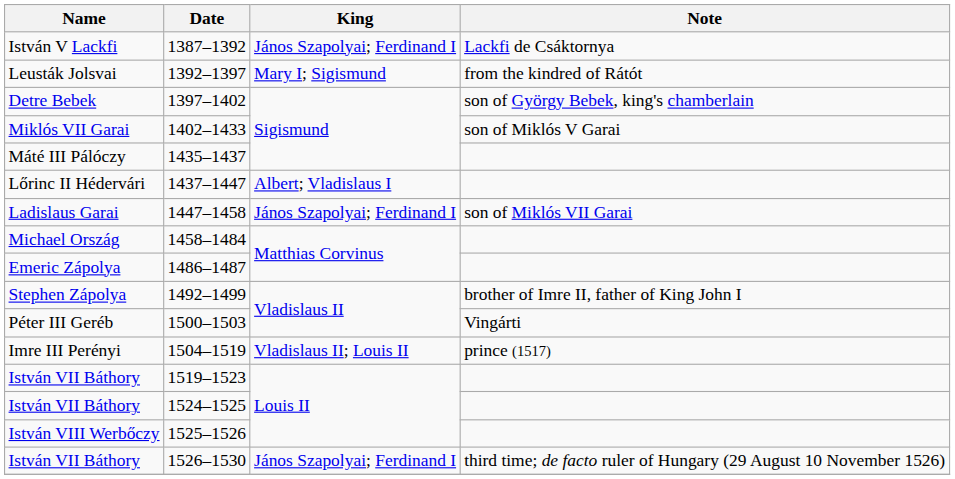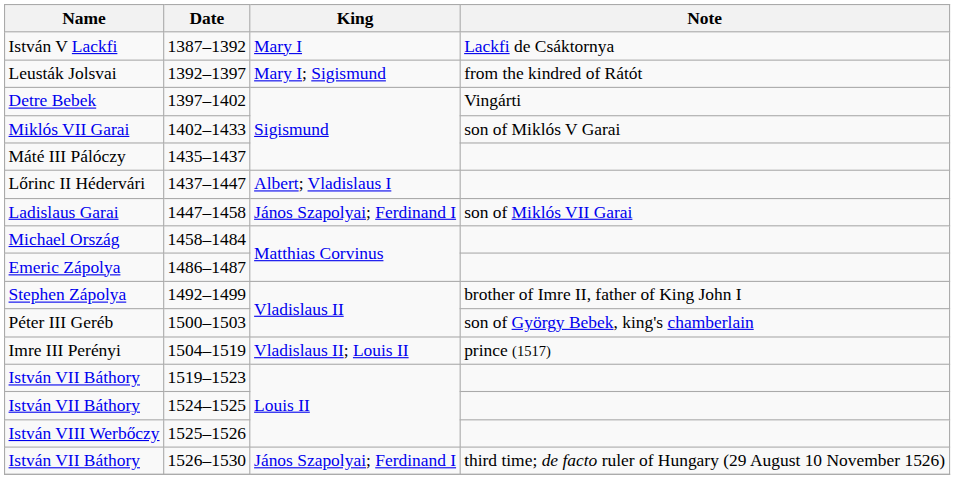(355, 45) János Szapolyai; Ferdinand I -> (278, 45) Mary I
(609, 101) son of György Bebek, king's chamberlain -> (493, 101) Vingárti
(493, 322) Vingárti -> (609, 322) son of György Bebek, king's chamberlain
